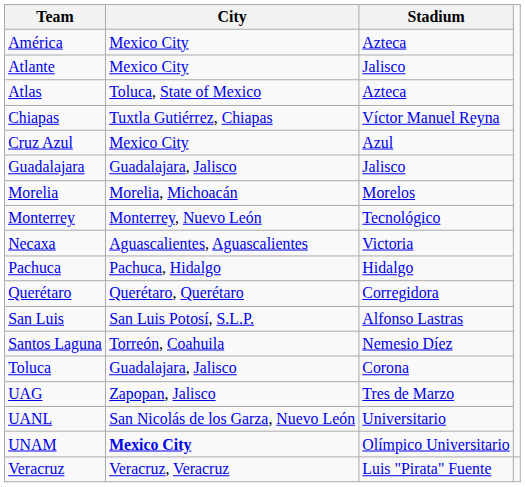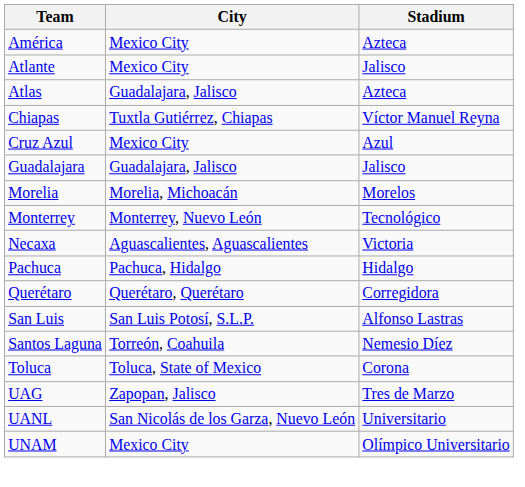(185, 92) Toluca, State of Mexico -> (173, 92) Guadalajara, Jalisco
(173, 368) Guadalajara, Jalisco -> (185, 368) Toluca, State of Mexico
(150, 444) bold -> (149, 444) normal
- row: (36, 469)
